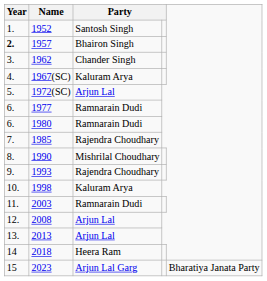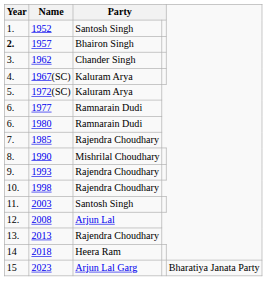(95, 92) Arjun Lal -> (104, 92) Kaluram Arya
(104, 188) Kaluram Arya -> (117, 188) Rajendra Choudhary
(109, 204) Ramnarain Dudi -> (104, 204) Santosh Singh
(95, 236) Arjun Lal -> (117, 236) Rajendra Choudhary
